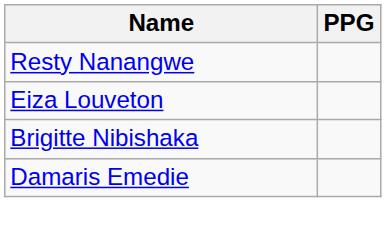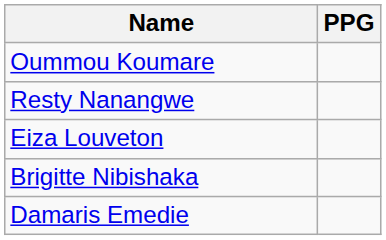+ row: (112, 61)
